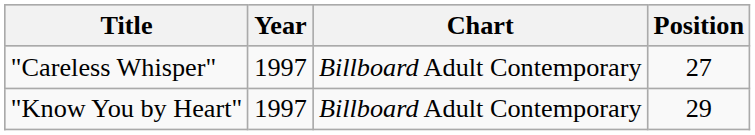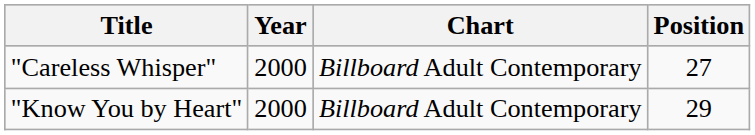(281, 66) 1997 -> (281, 66) 2000
(281, 108) 1997 -> (281, 108) 2000
